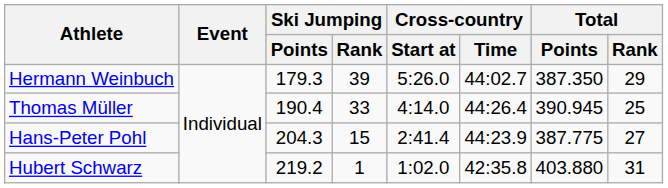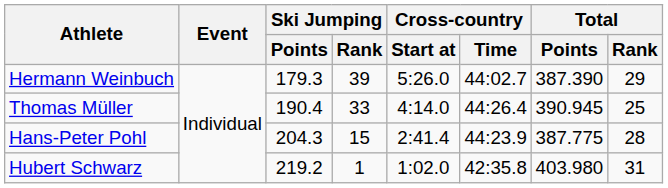(569, 79) 387.350 -> (569, 79) 387.390
(635, 138) 27 -> (635, 138) 28
(569, 168) 403.880 -> (569, 168) 403.980
